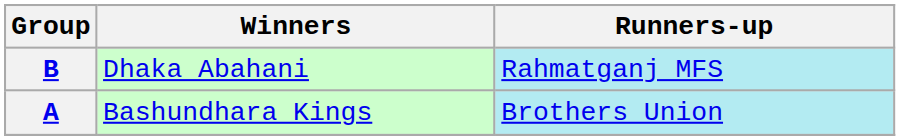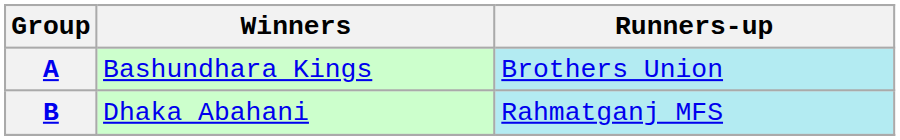rows swapped: (51, 113) <-> (51, 70)
